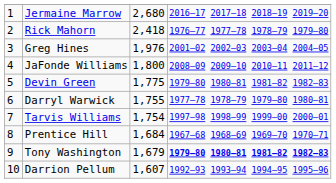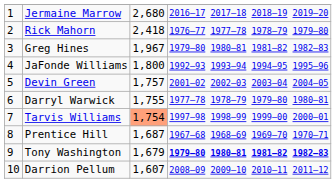(149, 48) 1,976 -> (149, 48) 1,967
(249, 48) 2001–02 2002–03 2003–04 2004–05 -> (249, 48) 1979–80 1980–81 1981–82 1982–83
(249, 65) 2008–09 2009–10 2010–11 2011–12 -> (249, 65) 1992–93 1993–94 1994–95 1995–96
(149, 83) 1,775 -> (149, 83) 1,757
(249, 83) 1979–80 1980–81 1981–82 1982–83 -> (249, 83) 2001–02 2002–03 2003–04 2004–05
(149, 117) no background -> (149, 117) lightsalmon background
(149, 135) 1,684 -> (149, 135) 1,687
(249, 169) 1992–93 1993–94 1994–95 1995–96 -> (249, 169) 2008–09 2009–10 2010–11 2011–12
